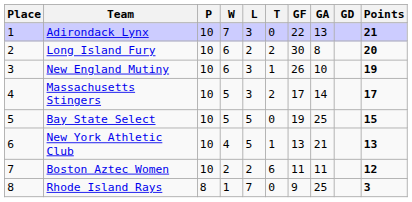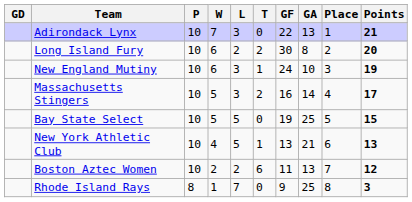columns swapped: (24, 14) <-> (347, 14)
(298, 69) 26 -> (285, 69) 24
(298, 94) 17 -> (285, 94) 16
(321, 169) 11 -> (308, 169) 13
